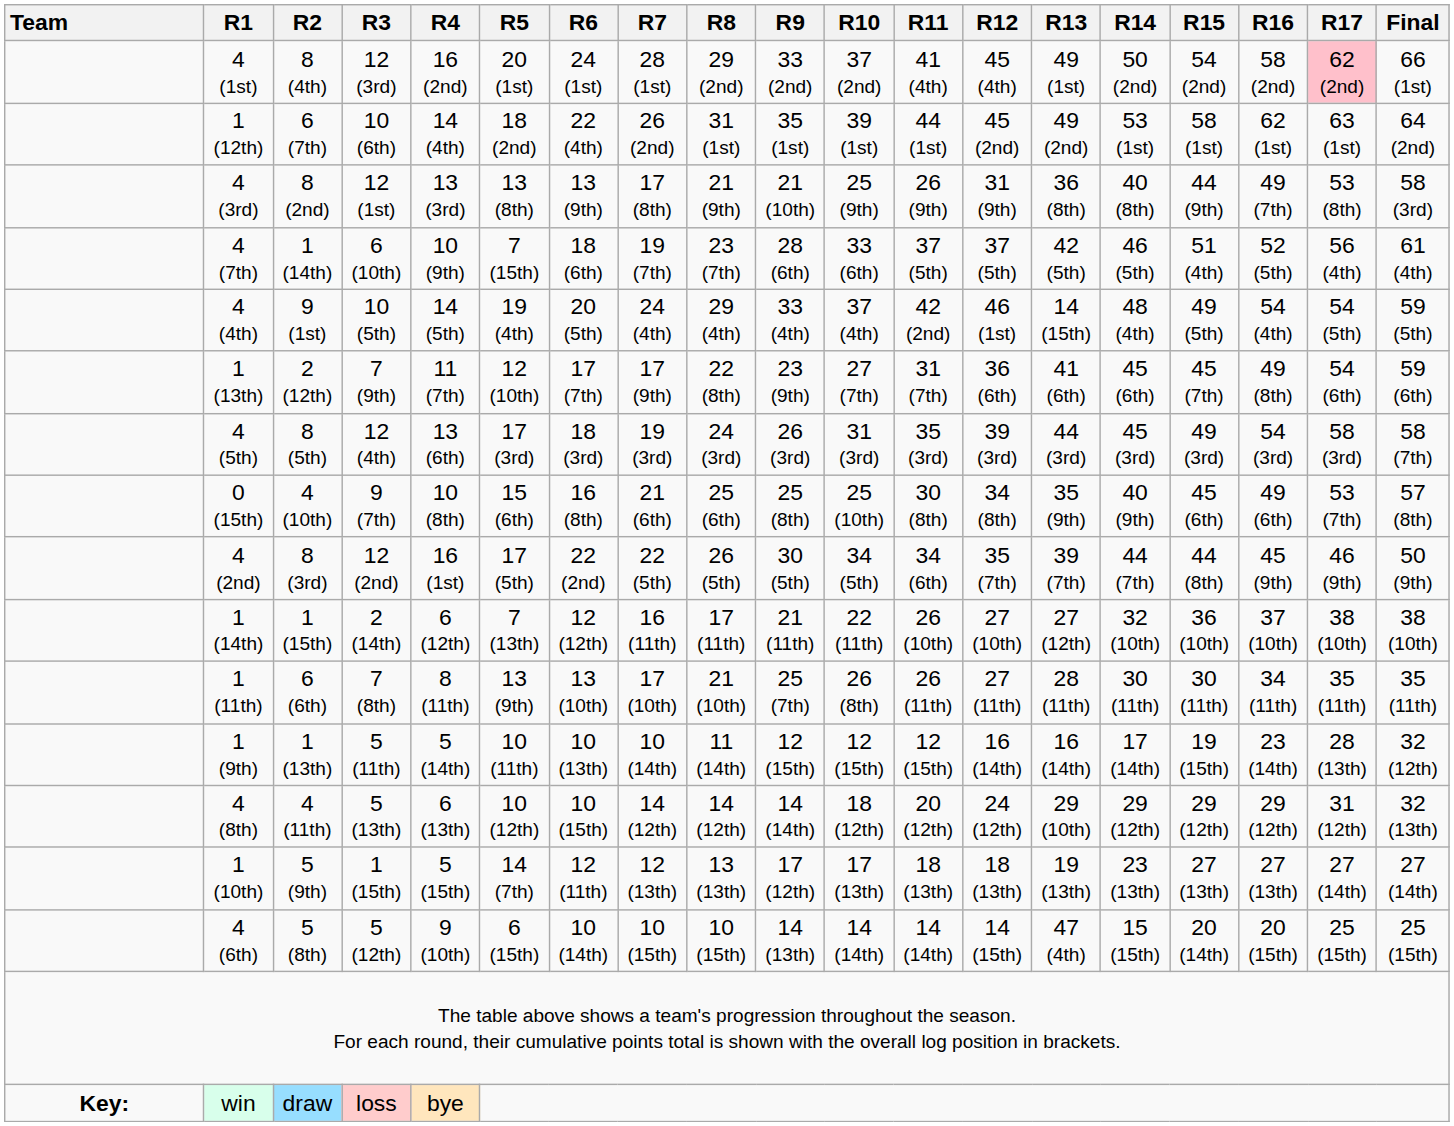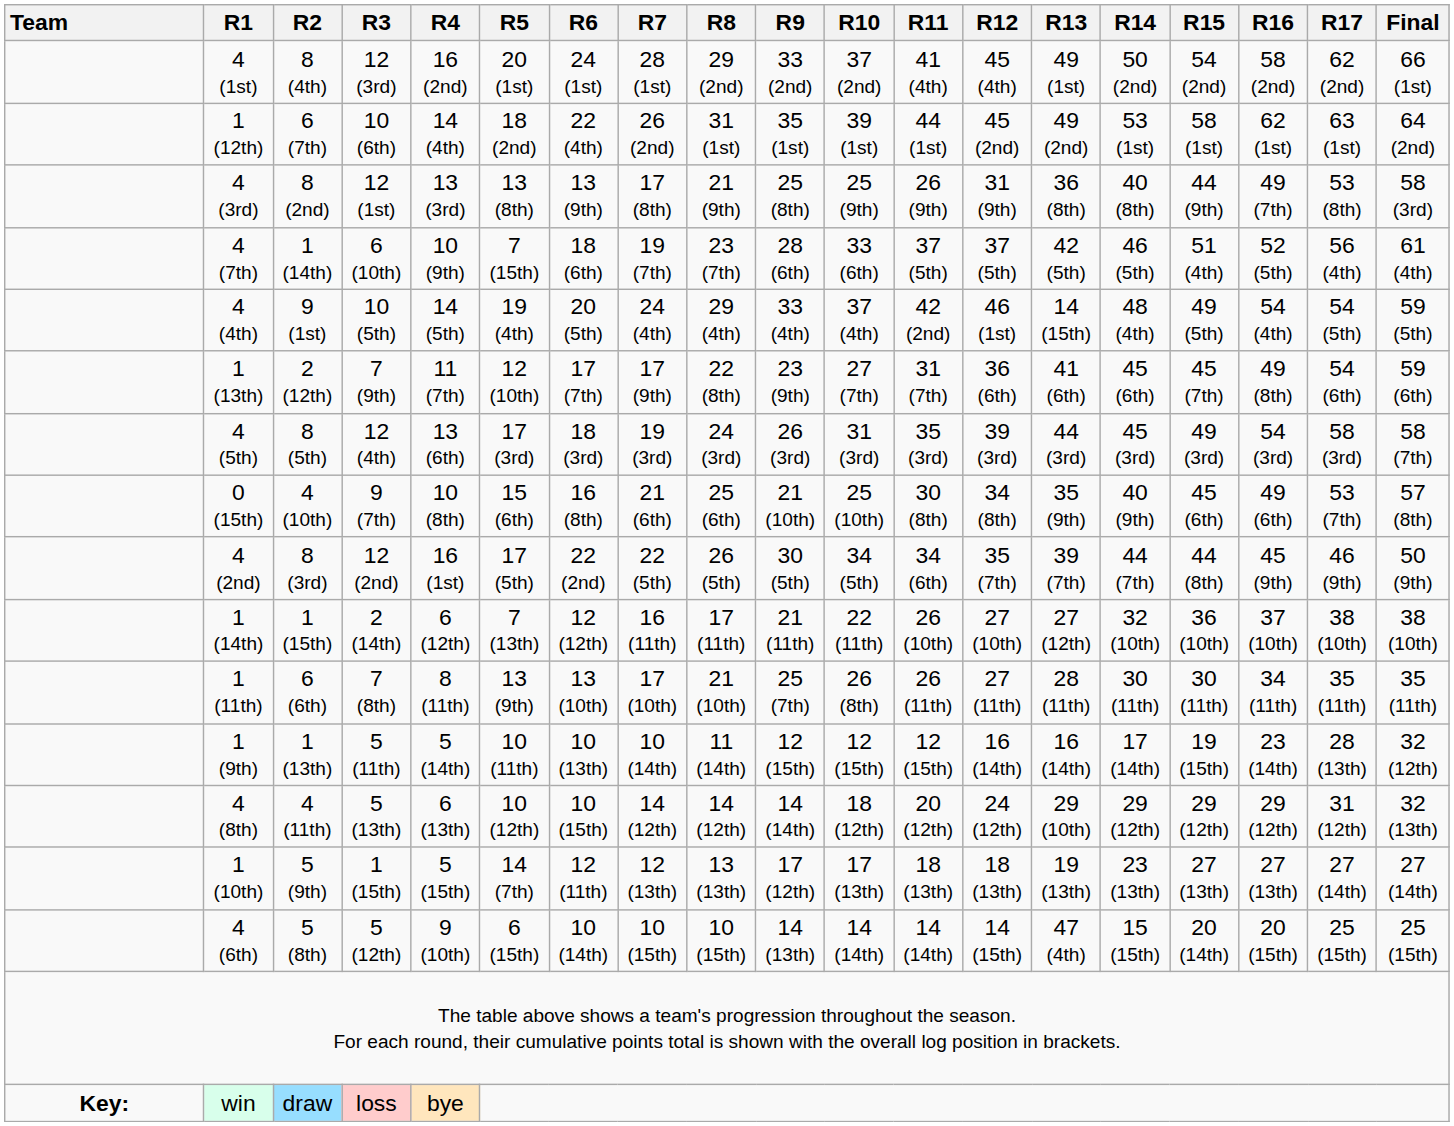(1342, 71) pink background -> (1342, 71) no background
(790, 195) 21 (10th) -> (790, 195) 25 (8th)
(790, 505) 25 (8th) -> (790, 505) 21 (10th)
